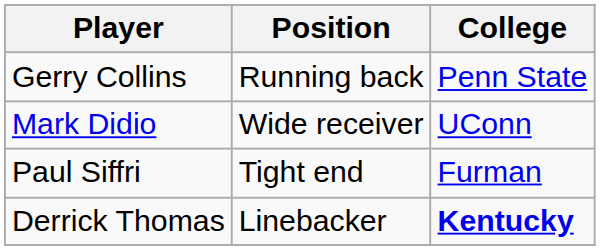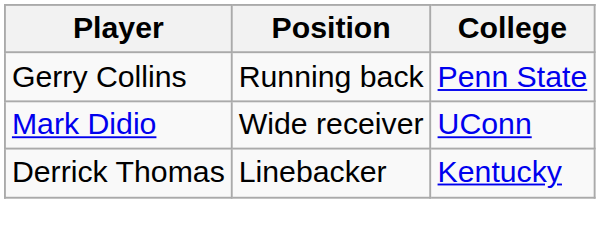- row: (76, 172)
(506, 220) bold -> (500, 172) normal
